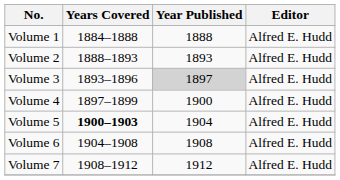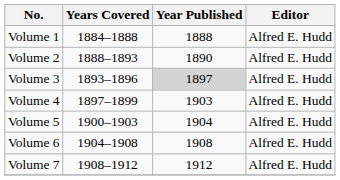(199, 57) 1893 -> (199, 57) 1890
(199, 100) 1900 -> (199, 100) 1903
(108, 121) bold -> (108, 121) normal
